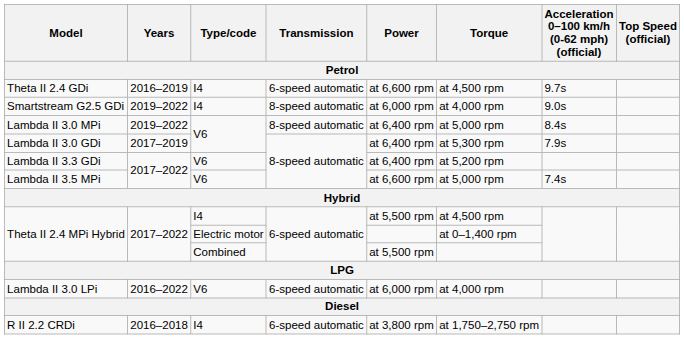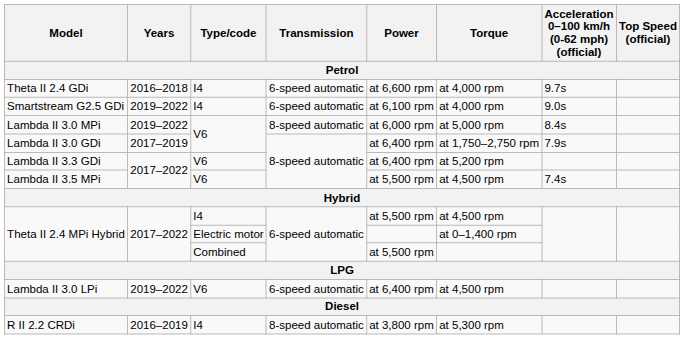(159, 89) 2016–2019 -> (159, 89) 2016–2018
(472, 89) at 4,500 rpm -> (472, 89) at 4,000 rpm
(316, 107) 8-speed automatic -> (316, 107) 6-speed automatic
(401, 107) at 6,000 rpm -> (401, 107) at 6,100 rpm
(401, 125) at 6,400 rpm -> (401, 125) at 6,000 rpm
(472, 143) at 5,300 rpm -> (489, 143) at 1,750–2,750 rpm
(401, 180) at 6,600 rpm -> (401, 180) at 5,500 rpm
(472, 180) at 5,000 rpm -> (472, 180) at 4,500 rpm
(159, 289) 2016–2022 -> (159, 289) 2019–2022
(401, 289) at 6,000 rpm -> (401, 289) at 6,400 rpm
(472, 289) at 4,000 rpm -> (472, 289) at 4,500 rpm
(159, 325) 2016–2018 -> (159, 325) 2016–2019
(316, 325) 6-speed automatic -> (316, 325) 8-speed automatic
(489, 325) at 1,750–2,750 rpm -> (472, 325) at 5,300 rpm
